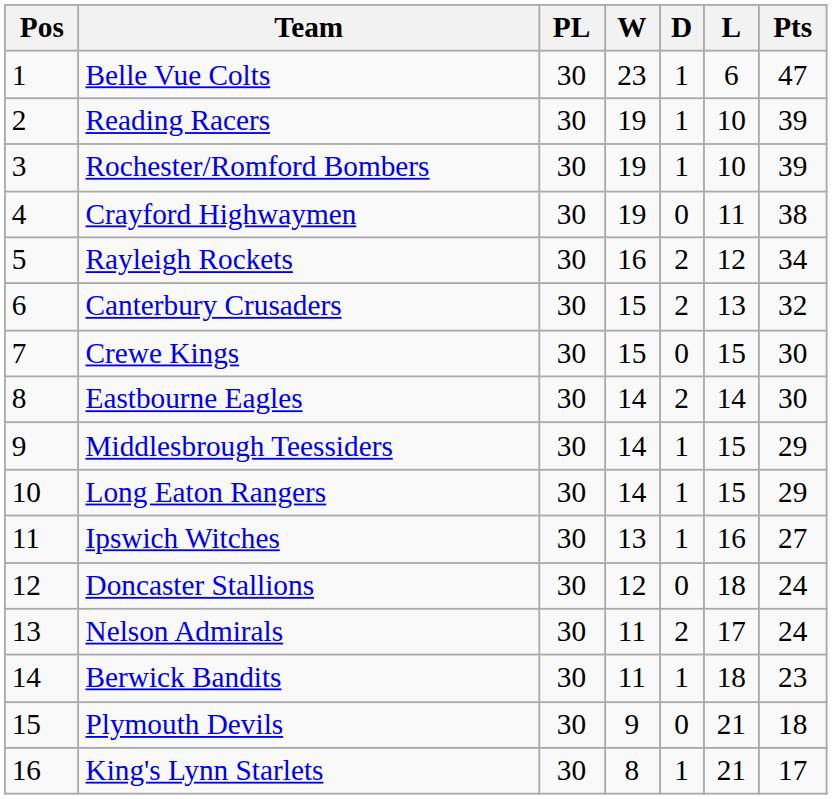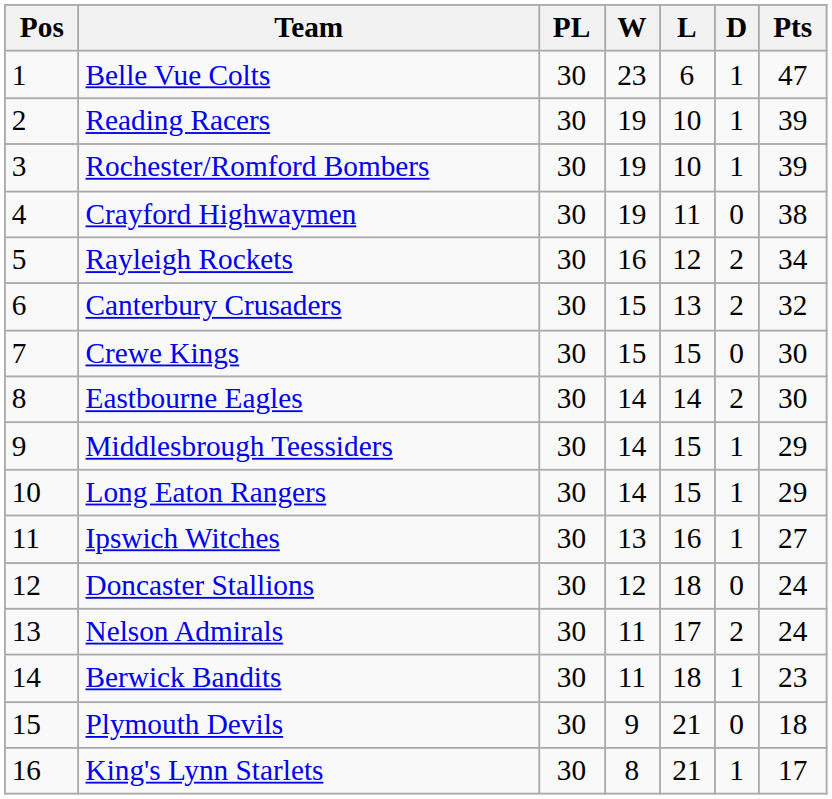columns swapped: (682, 27) <-> (731, 27)
